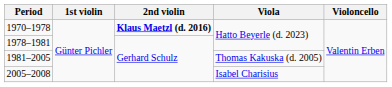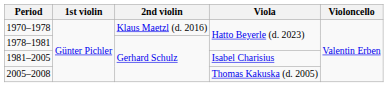(164, 27) bold -> (162, 27) normal
(269, 58) Thomas Kakuska (d. 2005) -> (243, 58) Isabel Charisius
(247, 74) Isabel Charisius -> (265, 74) Thomas Kakuska (d. 2005)
